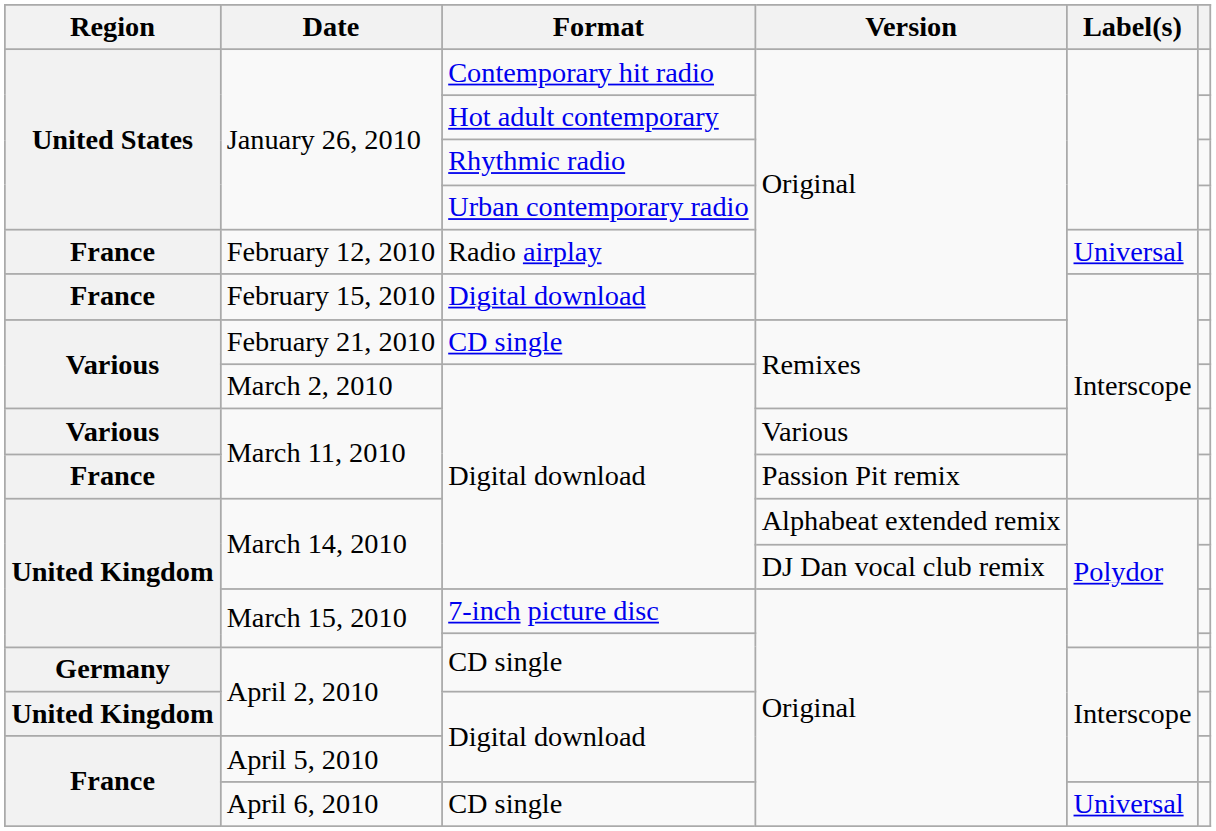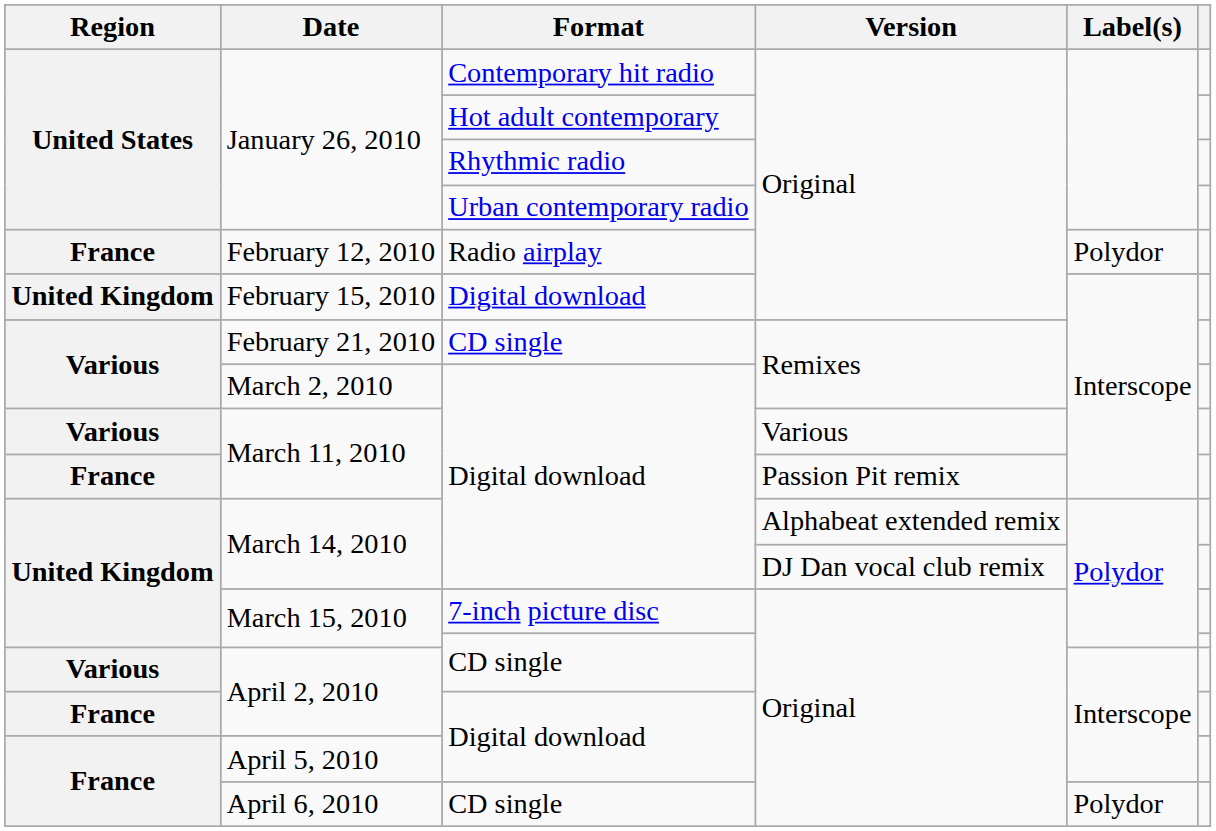(1129, 251) Universal -> (1118, 251) Polydor
(113, 296) France -> (113, 296) United Kingdom
(113, 668) Germany -> (113, 668) Various
(113, 713) United Kingdom -> (113, 713) France
(1129, 803) Universal -> (1118, 803) Polydor
